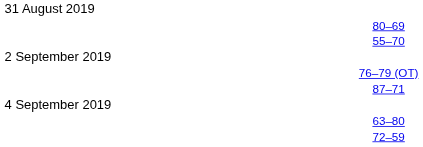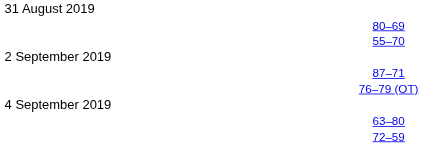rows swapped: (163, 89) <-> (163, 73)
